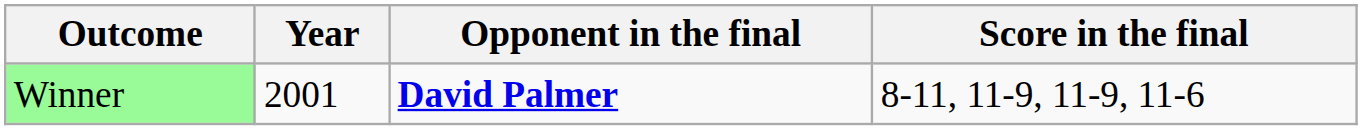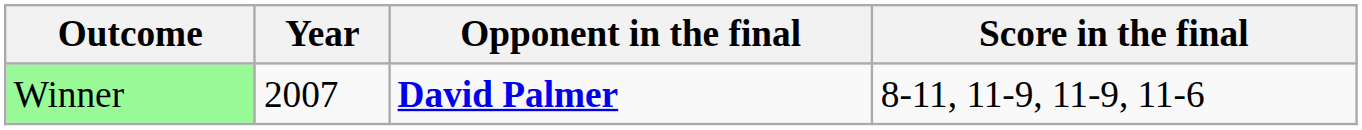(301, 93) 2001 -> (301, 93) 2007
